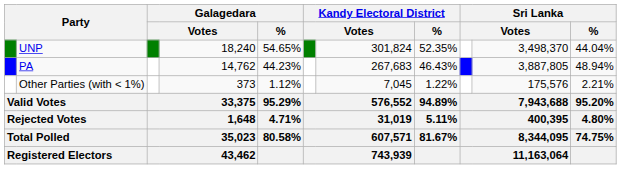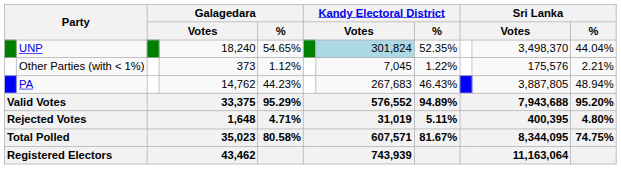(392, 48) no background -> (392, 48) lightblue background
rows swapped: (26, 66) <-> (82, 84)
